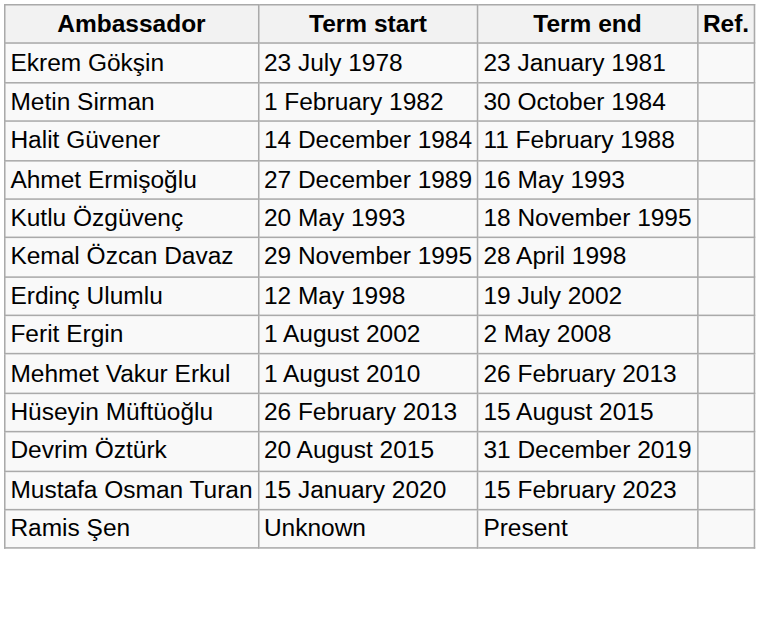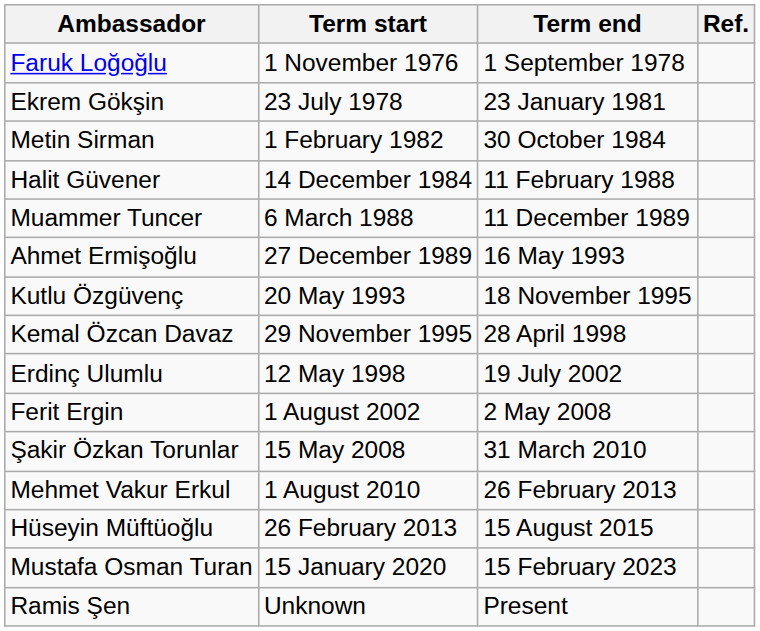+ row: (89, 62)
+ row: (106, 218)
+ row: (124, 450)
- row: (89, 450)
